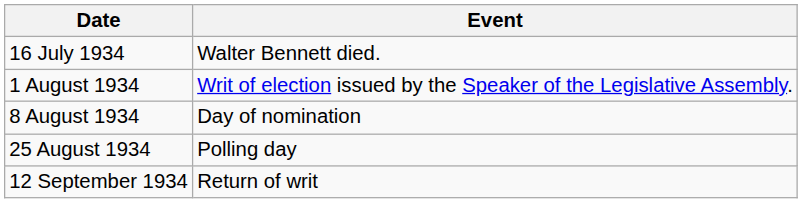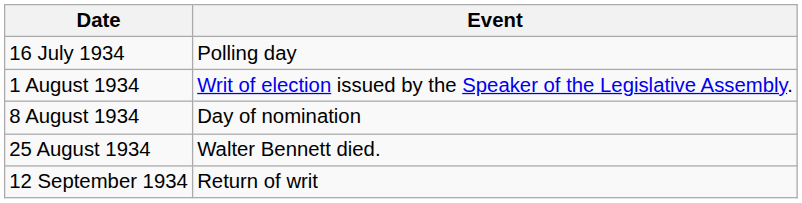(289, 52) Walter Bennett died. -> (247, 52) Polling day
(247, 149) Polling day -> (289, 149) Walter Bennett died.
